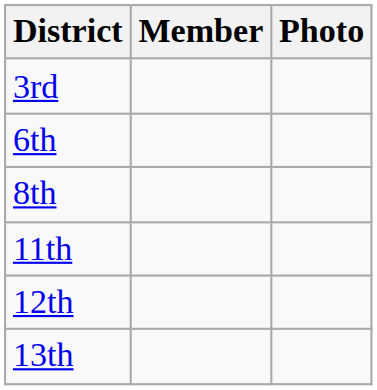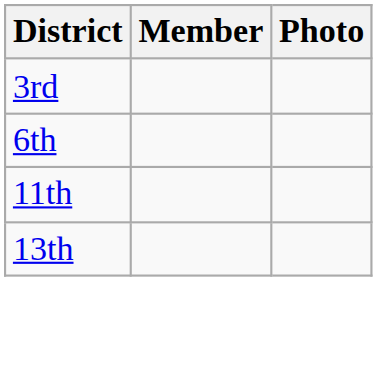- row: (35, 193)
- row: (43, 301)
